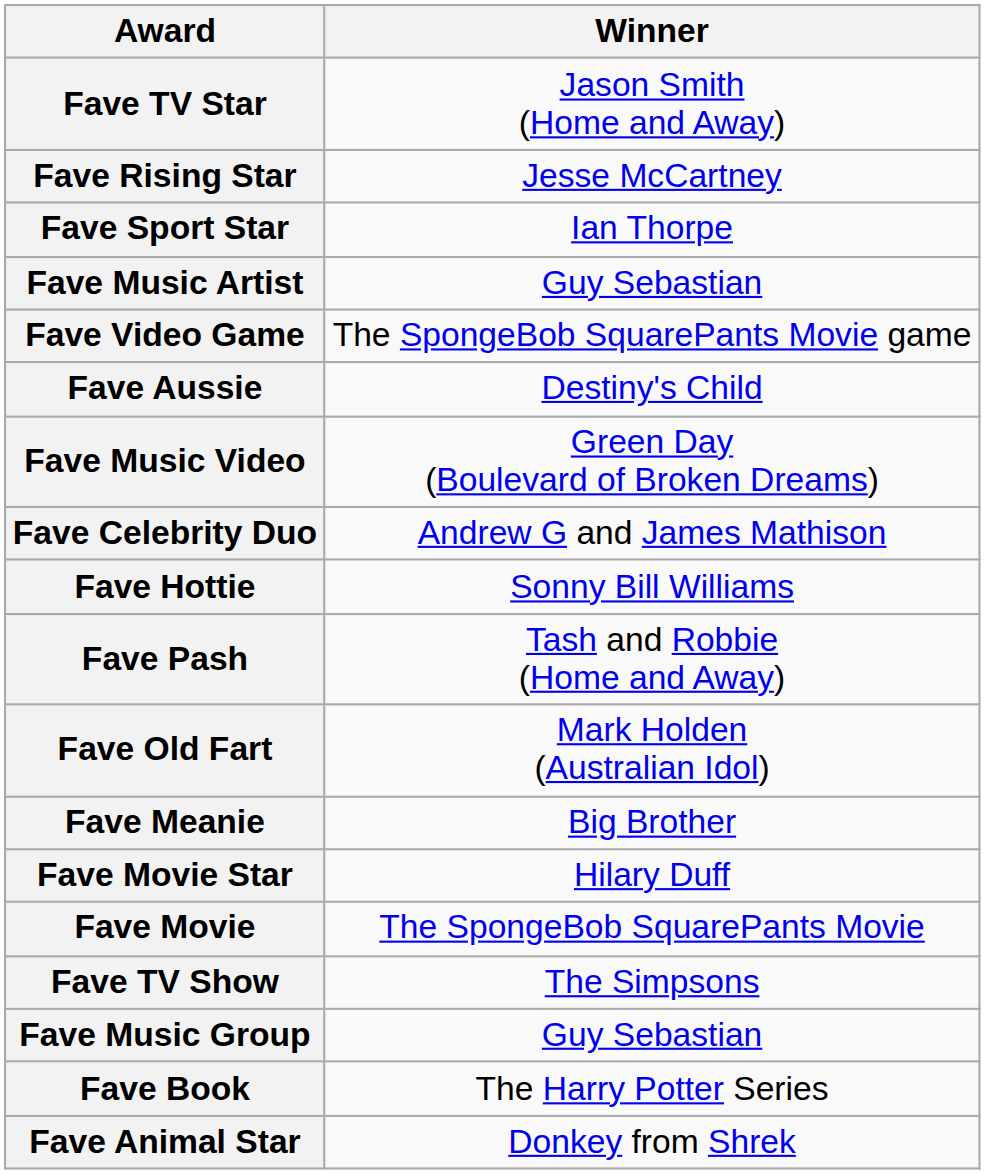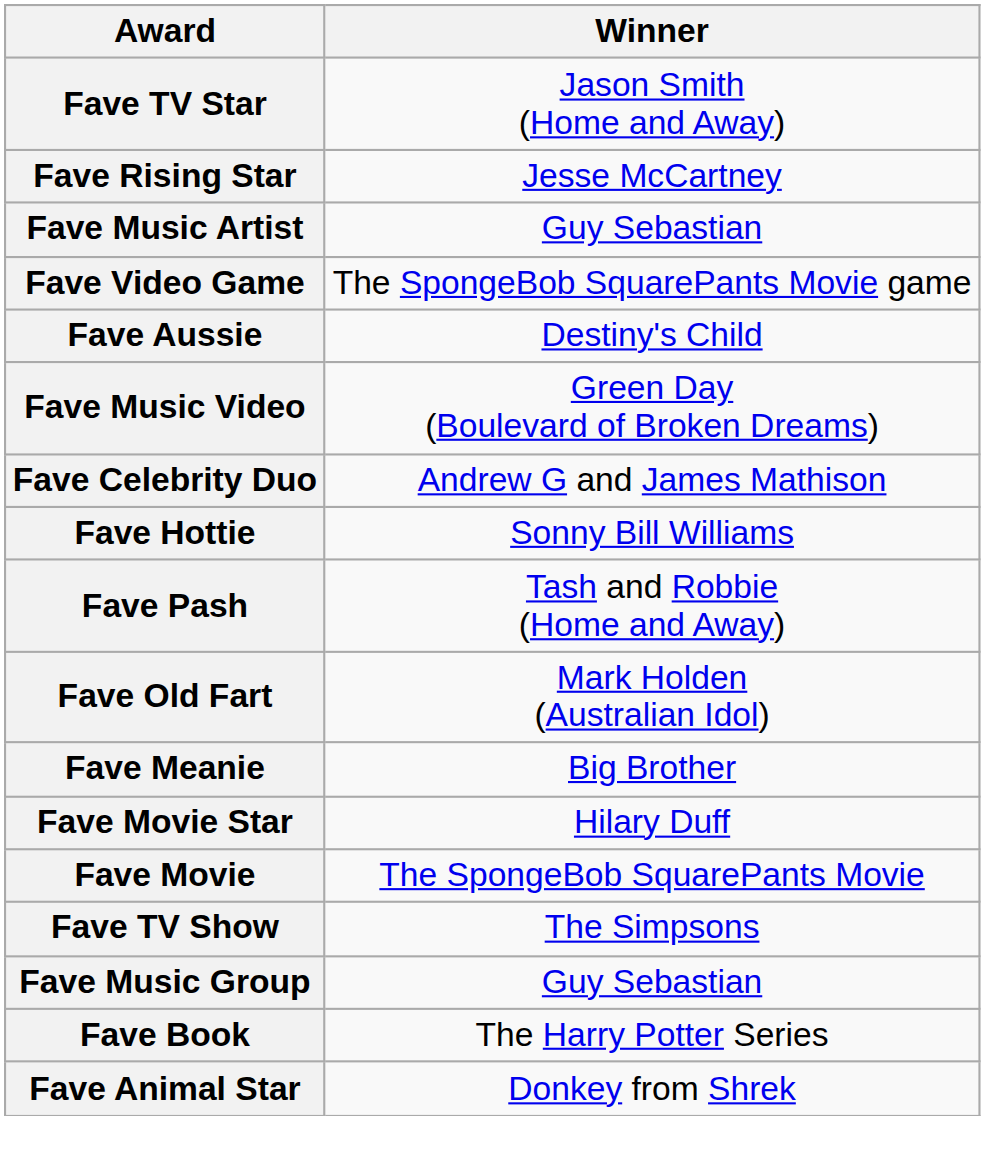- row: (165, 228)
